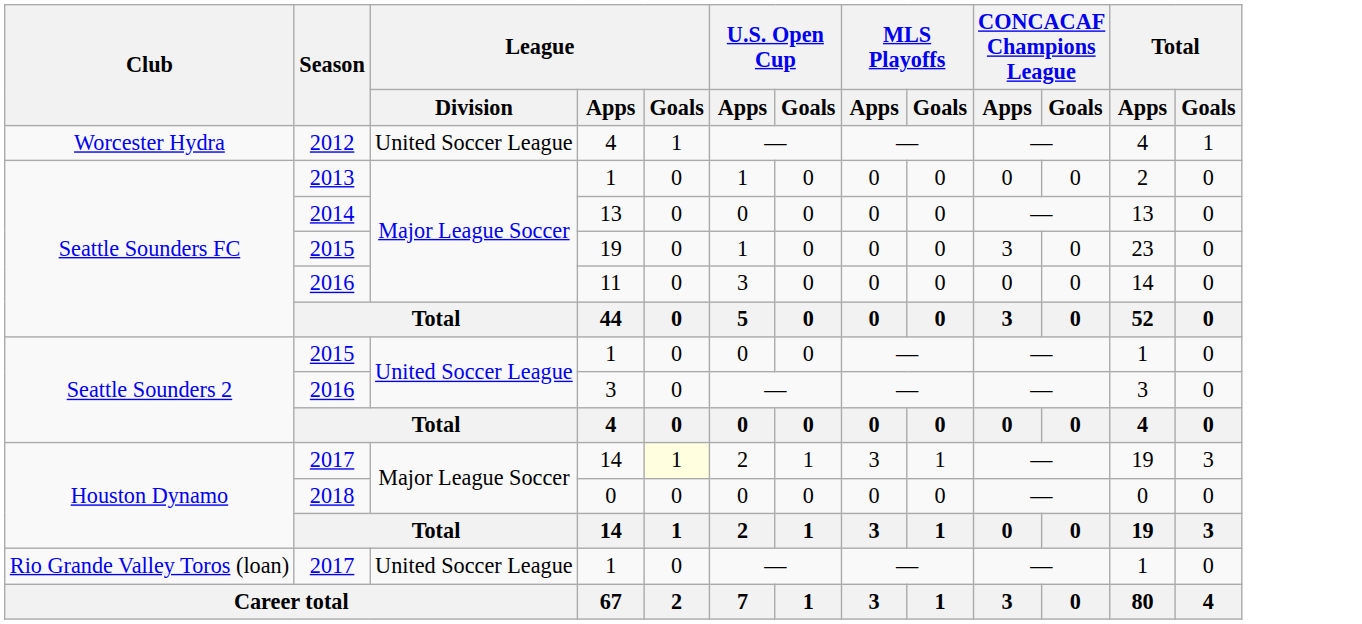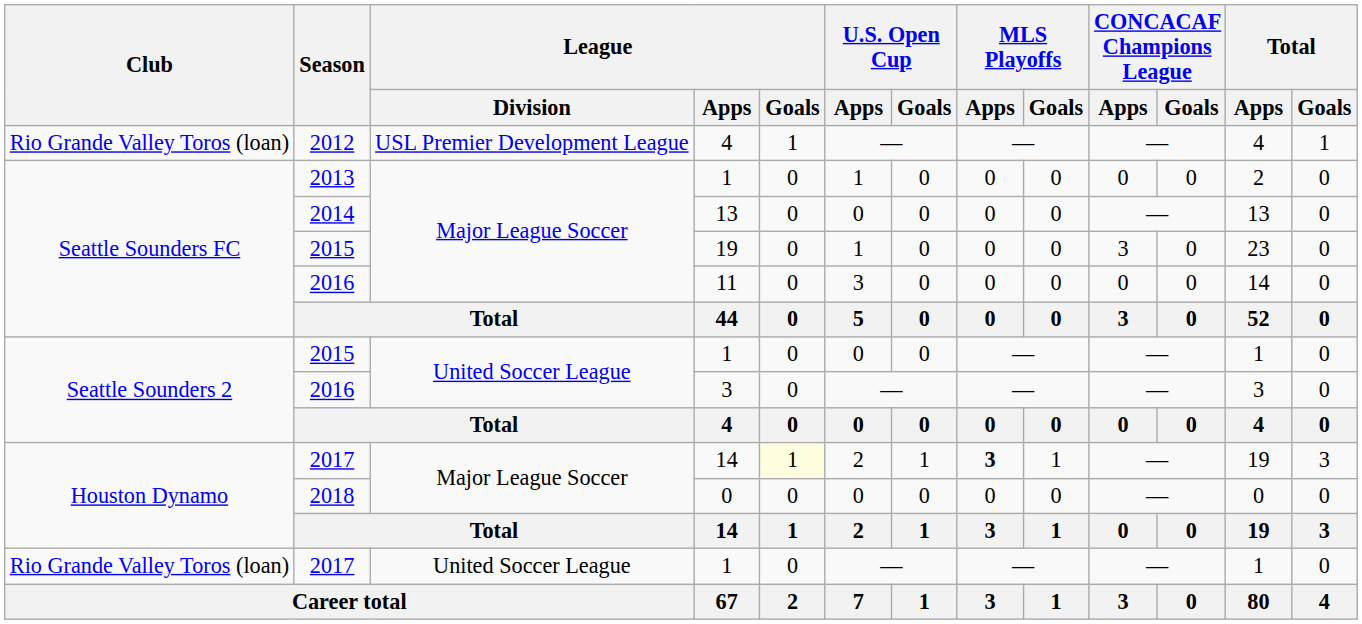(149, 142) Worcester Hydra -> (149, 142) Rio Grande Valley Toros (loan)
(474, 142) United Soccer League -> (532, 142) USL Premier Development League
(874, 460) normal -> (990, 460) bold
